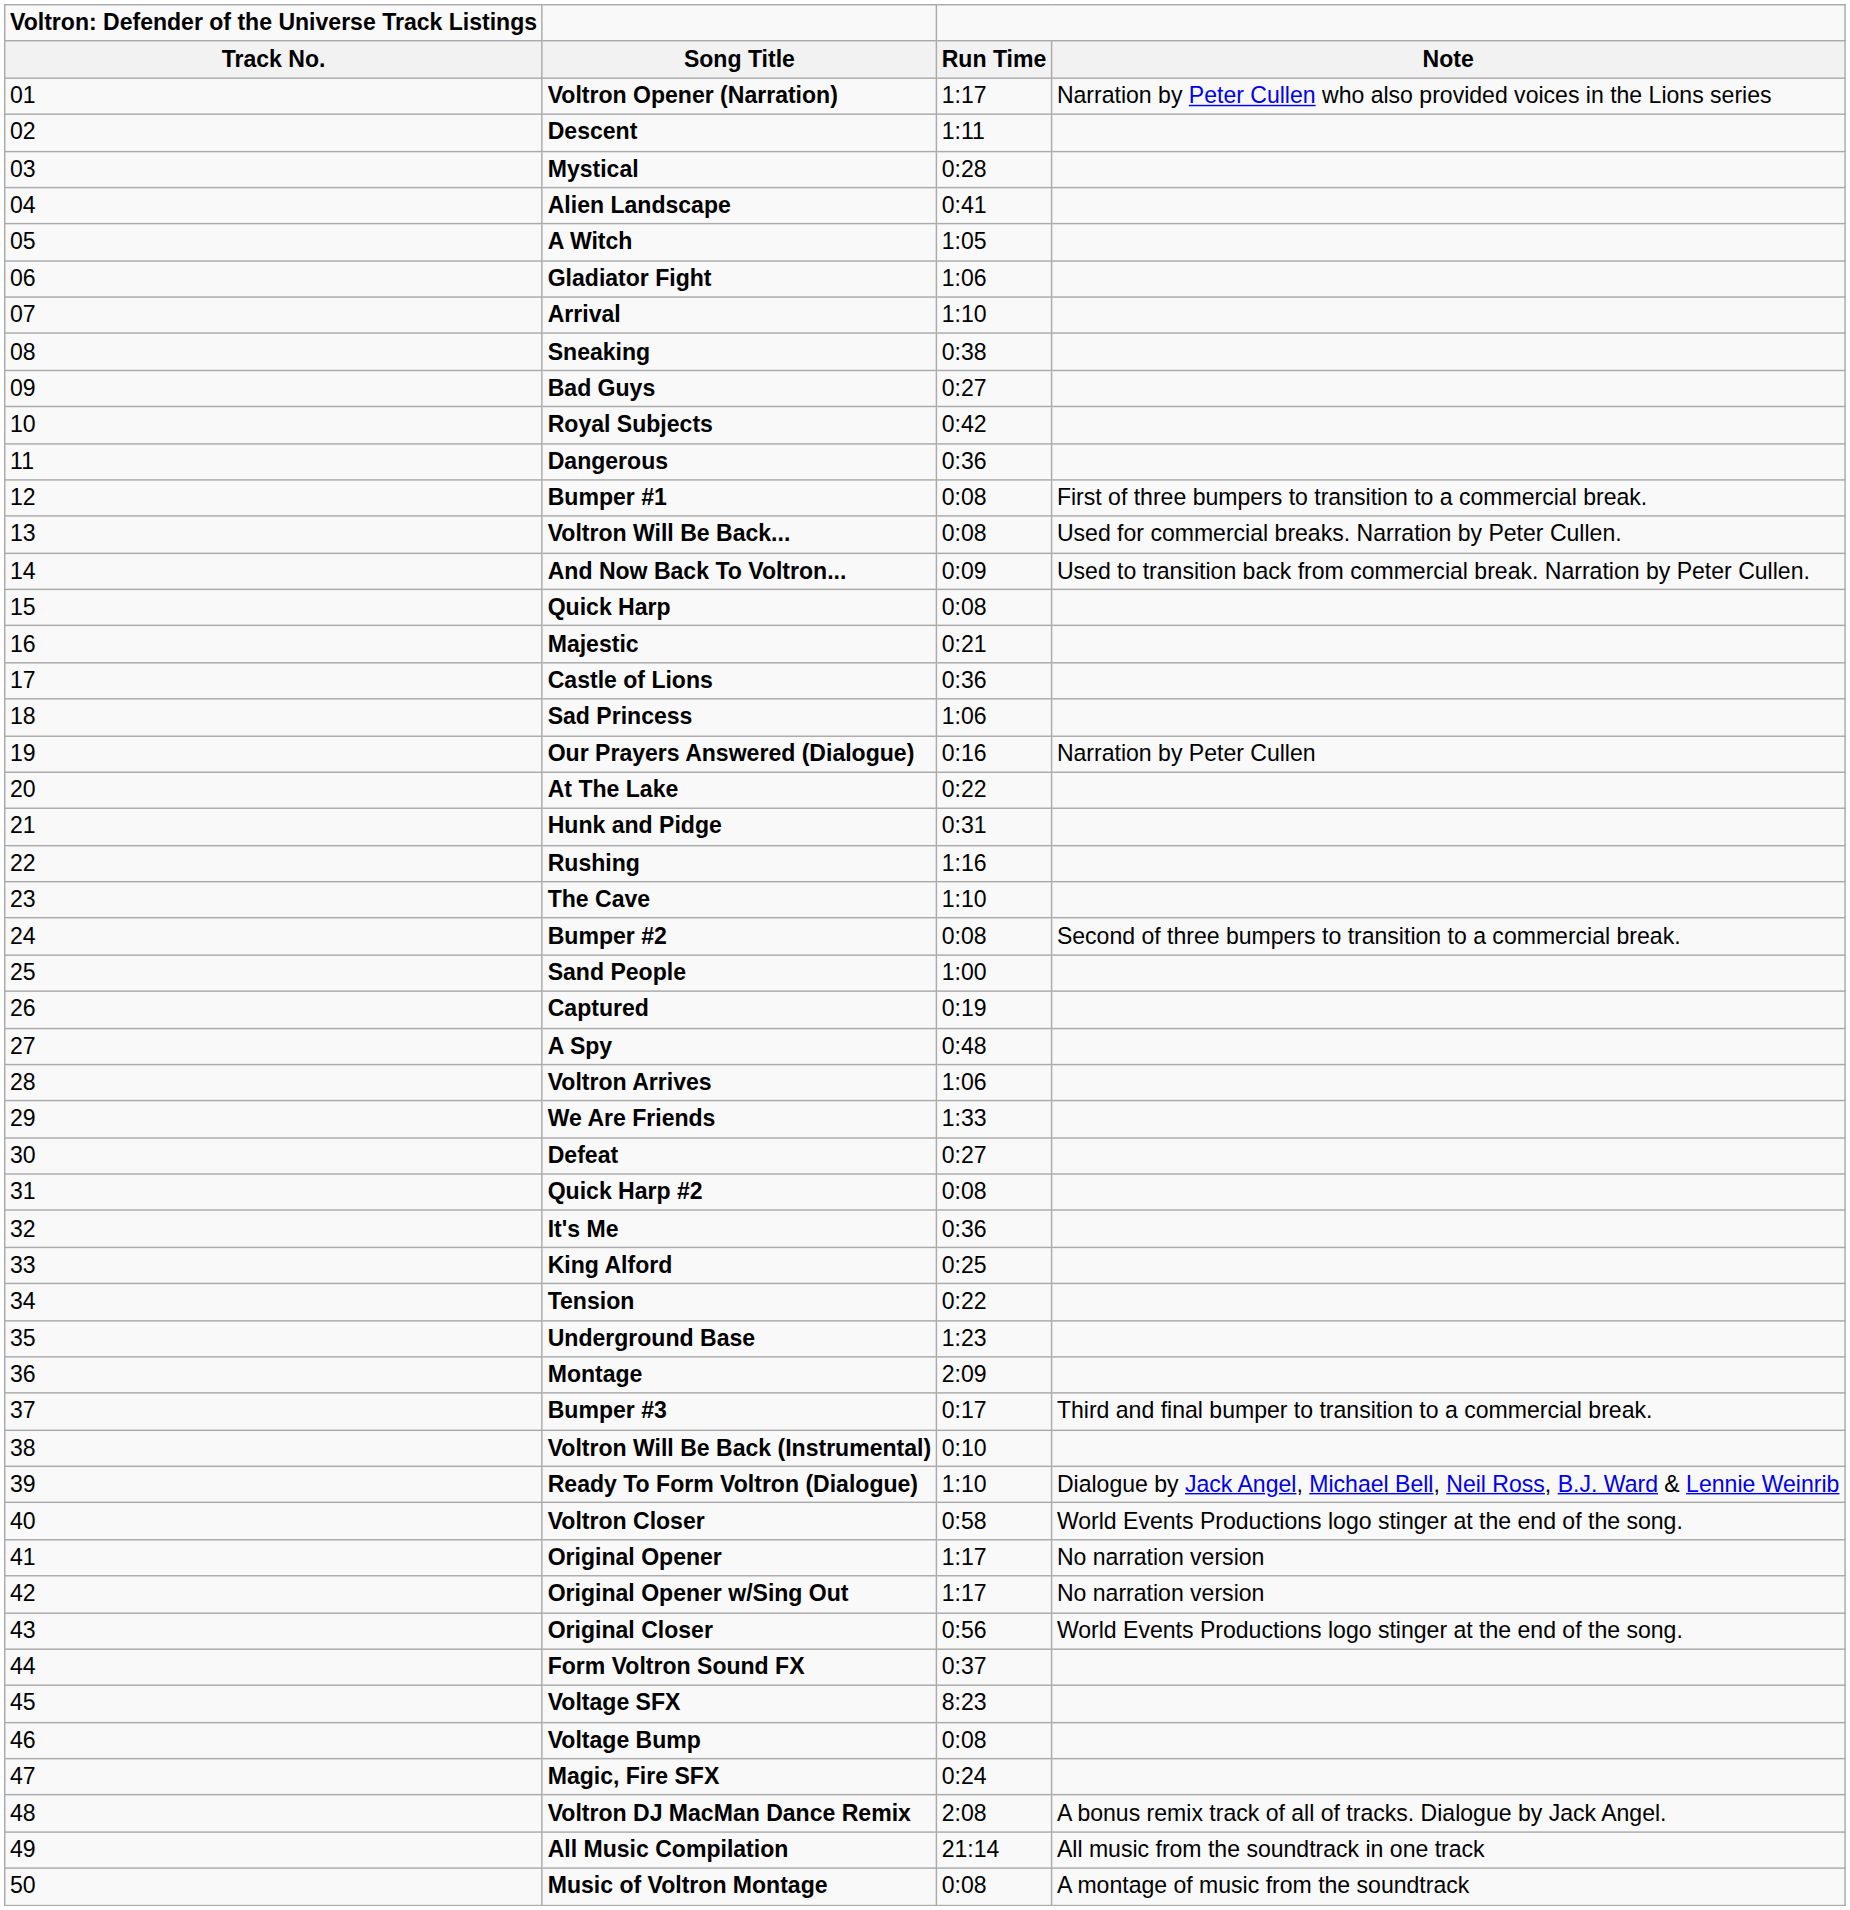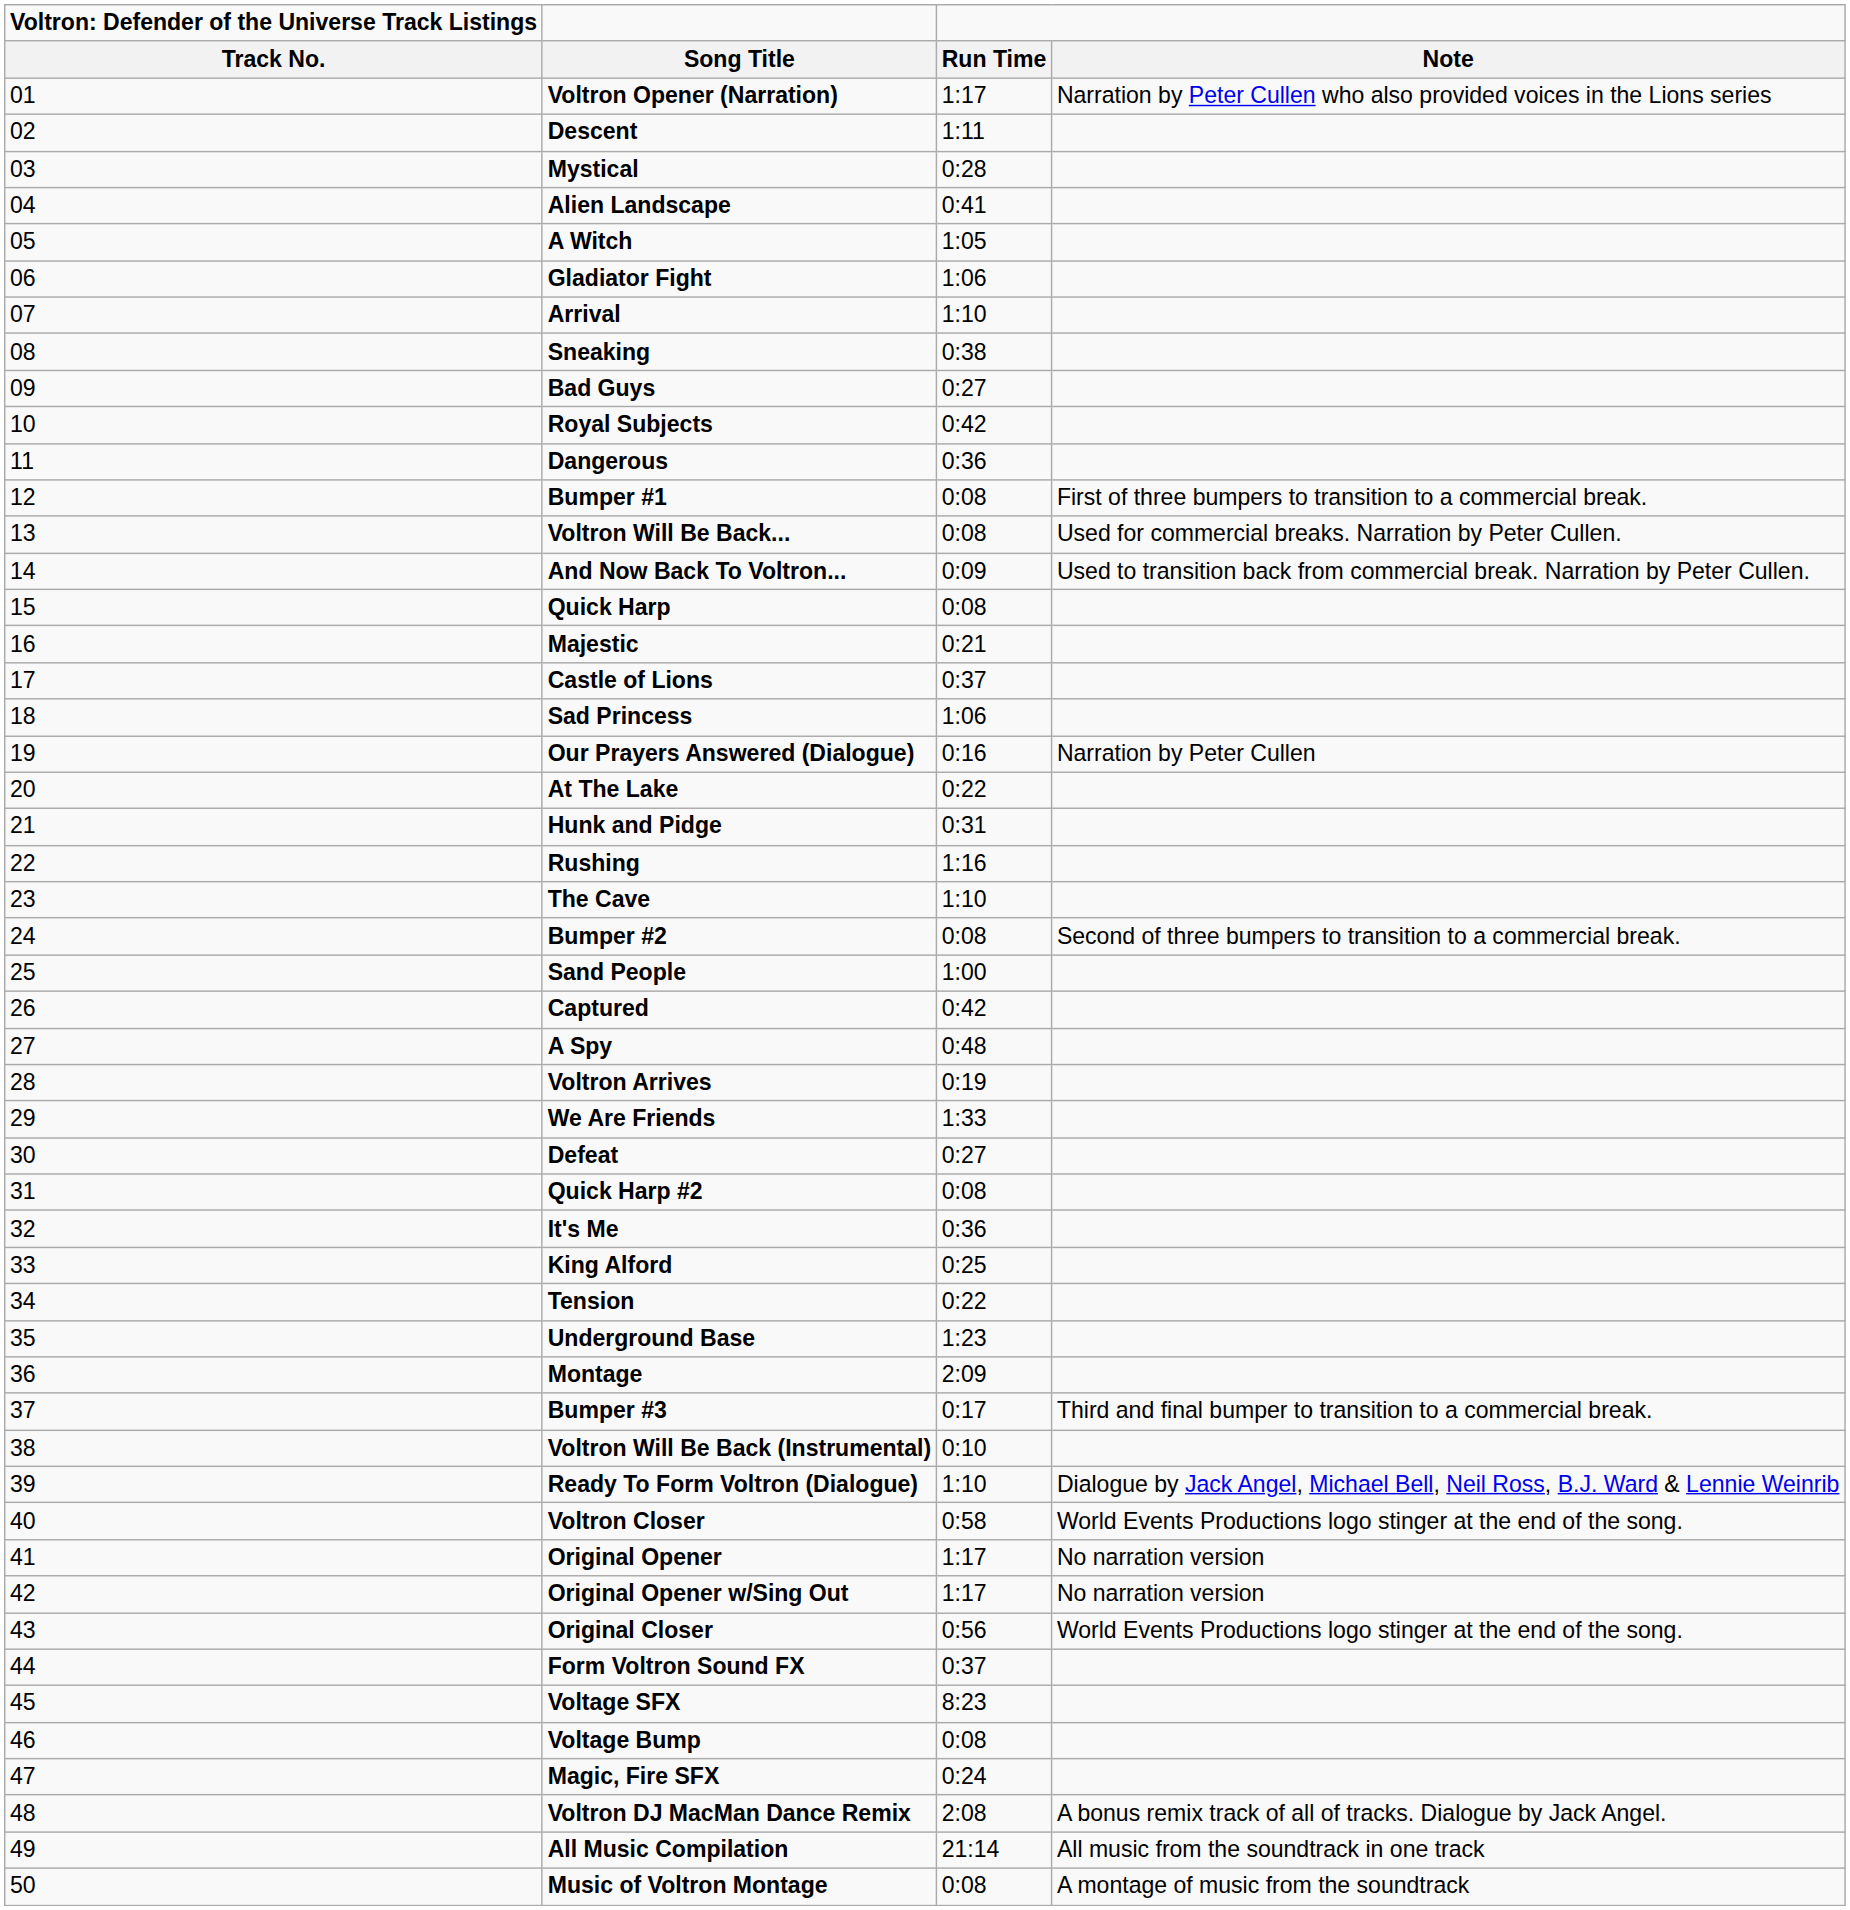(964, 680) 0:36 -> (964, 680) 0:37
(964, 1009) 0:19 -> (964, 1009) 0:42
(964, 1082) 1:06 -> (964, 1082) 0:19
